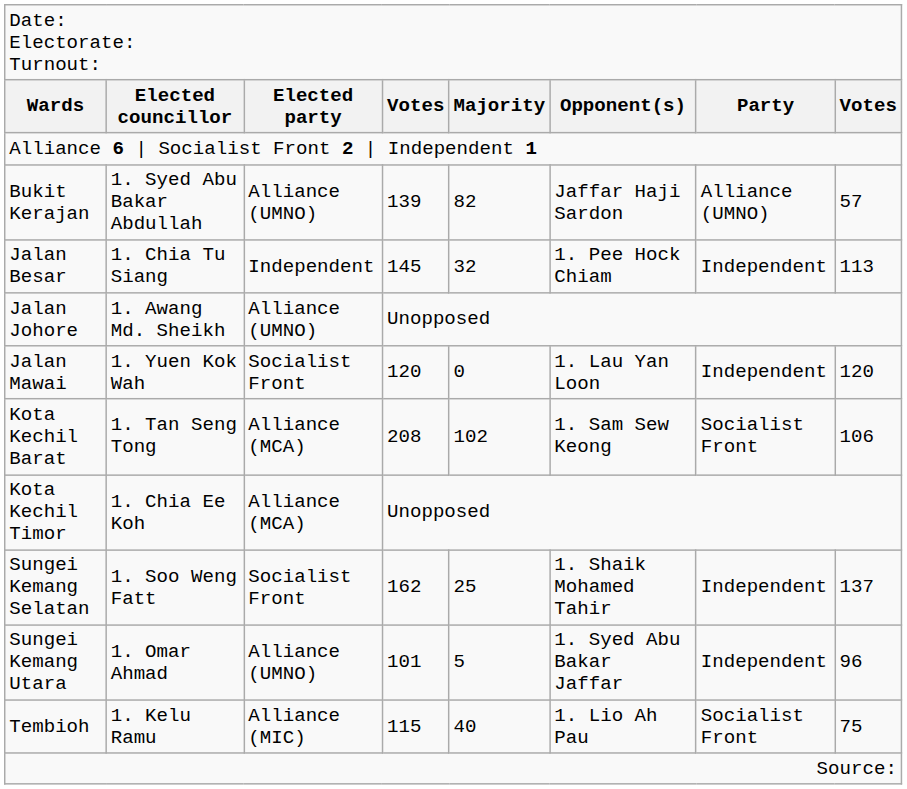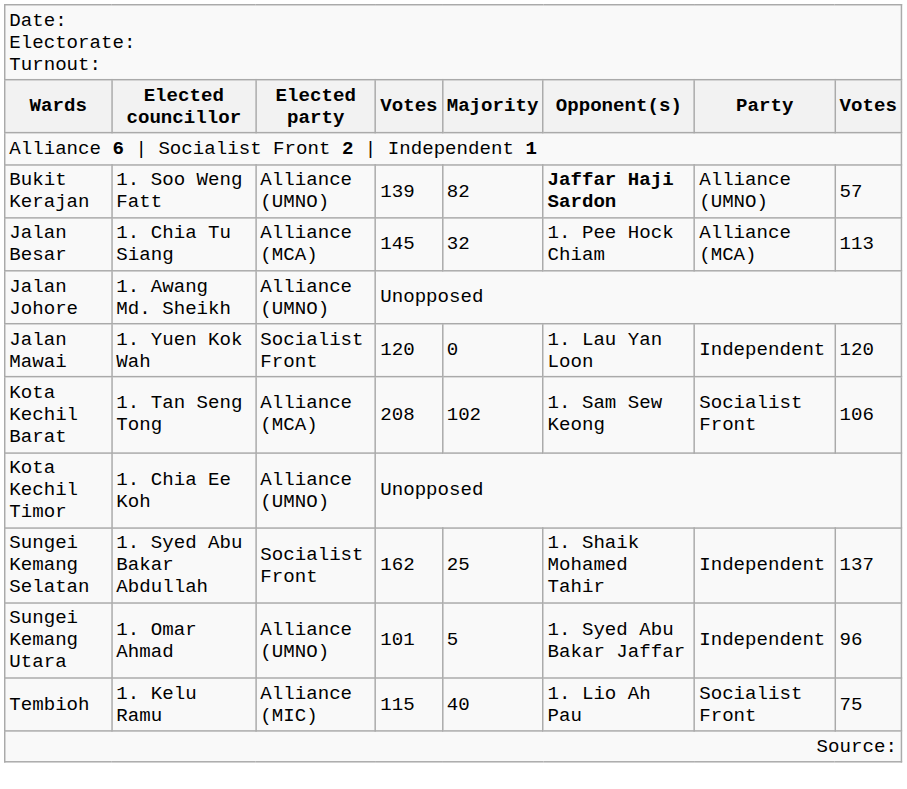(174, 202) 1. Syed Abu Bakar Abdullah -> (179, 191) 1. Soo Weng Fatt
(617, 202) normal -> (611, 191) bold
(311, 266) Independent -> (306, 244) Alliance (MCA)
(764, 266) Independent -> (745, 244) Alliance (MCA)
(294, 512) Alliance (MCA) -> (306, 490) Alliance (UMNO)
(174, 587) 1. Soo Weng Fatt -> (179, 565) 1. Syed Abu Bakar Abdullah
